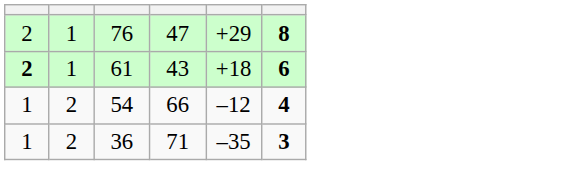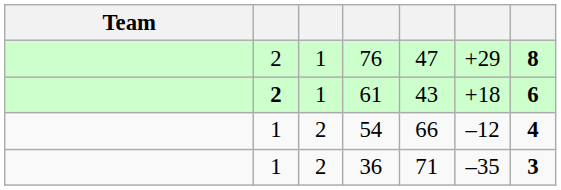+ column: (129, 22)
